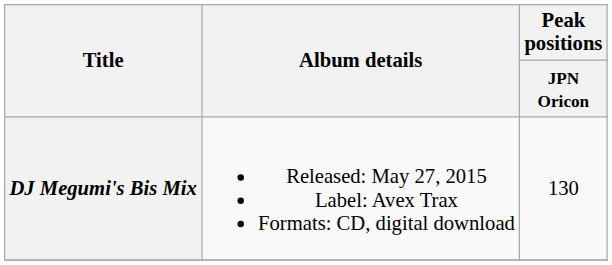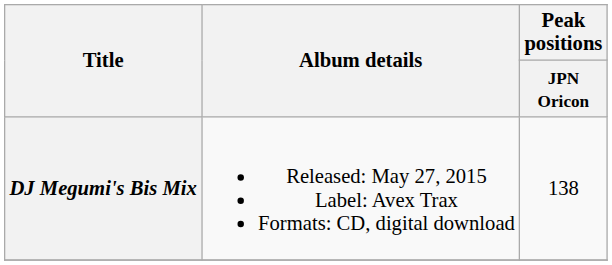(563, 188) 130 -> (563, 188) 138
